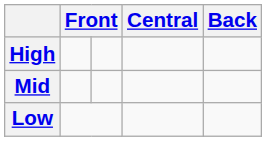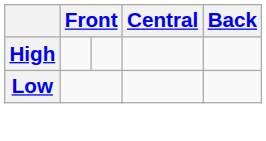- row: (32, 86)
